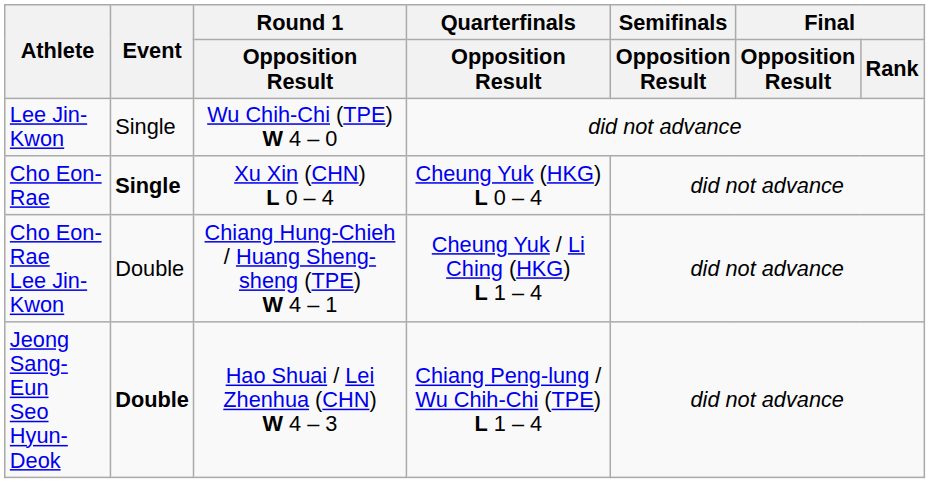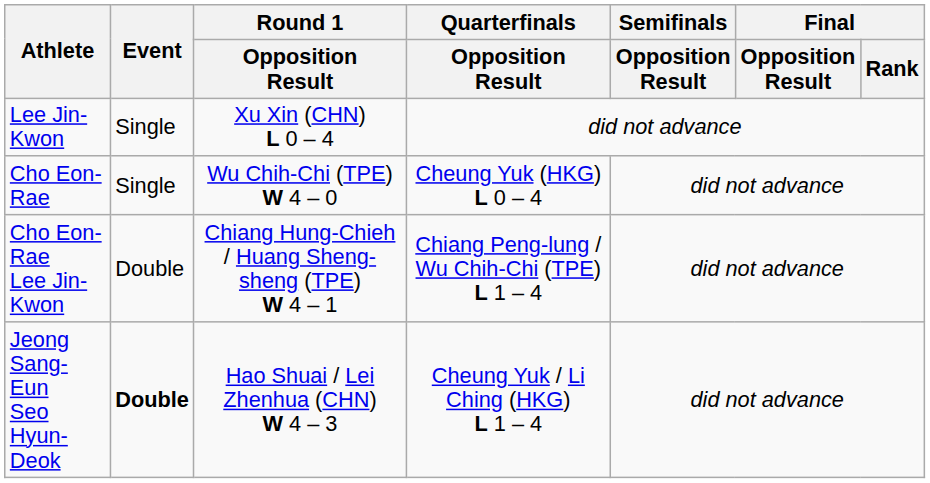(300, 127) Wu Chih-Chi (TPE) W 4 – 0 -> (300, 127) Xu Xin (CHN) L 0 – 4
(148, 186) bold -> (145, 186) normal
(300, 186) Xu Xin (CHN) L 0 – 4 -> (300, 186) Wu Chih-Chi (TPE) W 4 – 0
(508, 268) Cheung Yuk / Li Ching (HKG) L 1 – 4 -> (508, 268) Chiang Peng-lung / Wu Chih-Chi (TPE) L 1 – 4
(508, 399) Chiang Peng-lung / Wu Chih-Chi (TPE) L 1 – 4 -> (508, 399) Cheung Yuk / Li Ching (HKG) L 1 – 4
